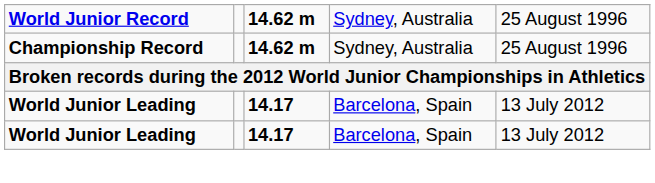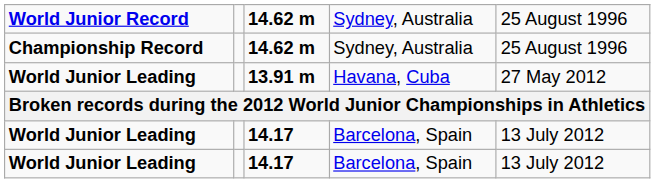+ row: (281, 76)
